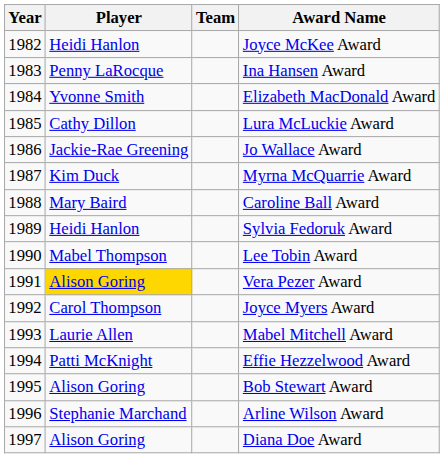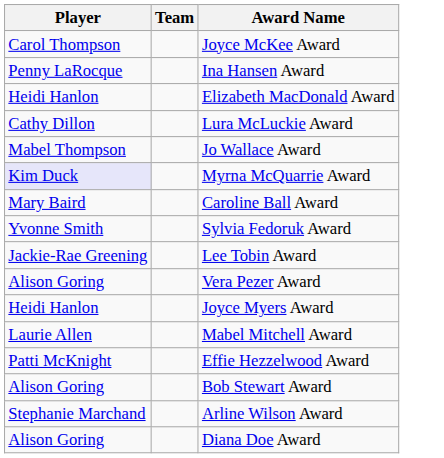- column: (25, 17)
(94, 44) Heidi Hanlon -> (64, 44) Carol Thompson
(97, 96) Yvonne Smith -> (53, 96) Heidi Hanlon
(119, 149) Jackie-Rae Greening -> (67, 149) Mabel Thompson
(84, 176) no background -> (43, 176) lavender background
(94, 228) Heidi Hanlon -> (56, 228) Yvonne Smith
(108, 255) Mabel Thompson -> (78, 255) Jackie-Rae Greening
(97, 281) gold background -> (56, 281) no background
(105, 307) Carol Thompson -> (53, 307) Heidi Hanlon
